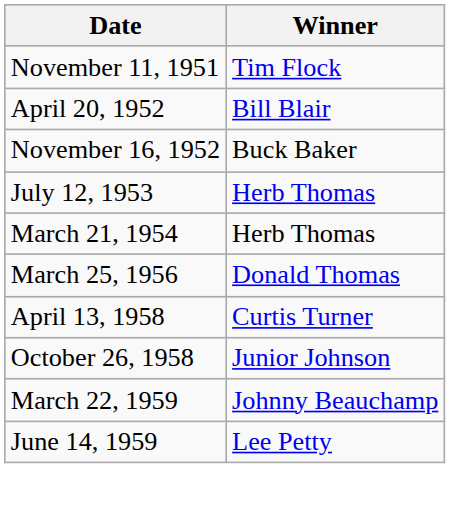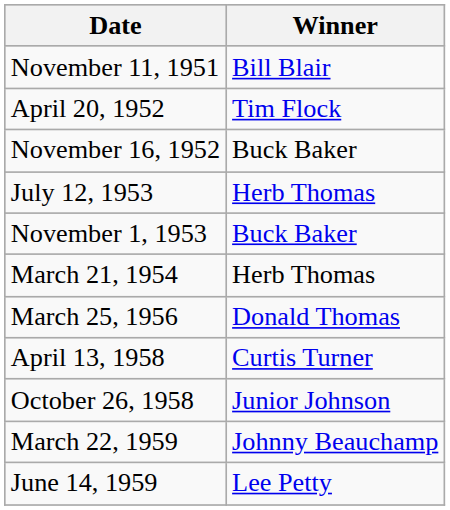(287, 66) Tim Flock -> (281, 66) Bill Blair
(281, 108) Bill Blair -> (287, 108) Tim Flock
+ row: (109, 233)
